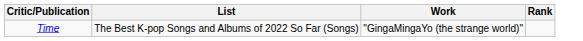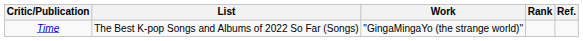+ column: (567, 12)
